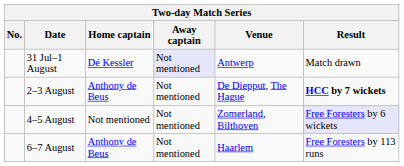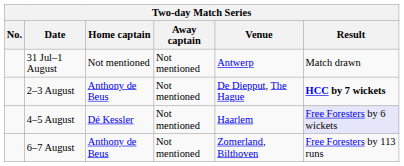(111, 63) Dé Kessler -> (119, 63) Not mentioned
(178, 63) lavender background -> (178, 63) no background
(119, 119) Not mentioned -> (111, 119) Dé Kessler
(241, 119) Zomerland, Bilthoven -> (235, 119) Haarlem
(235, 147) Haarlem -> (241, 147) Zomerland, Bilthoven
